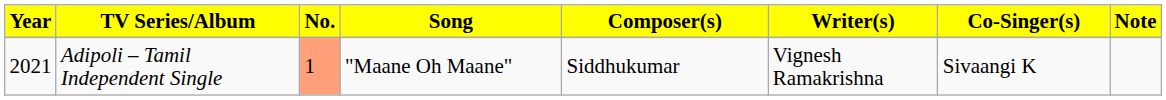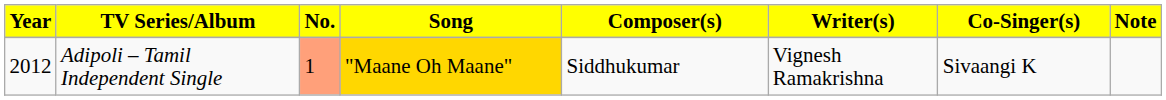(30, 66) 2021 -> (30, 66) 2012
(429, 66) no background -> (429, 66) gold background
